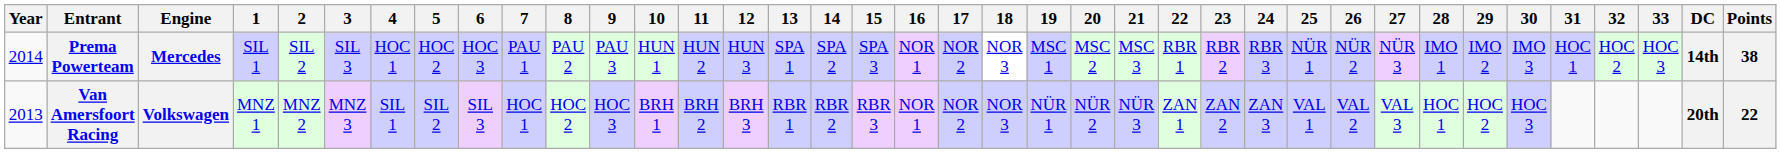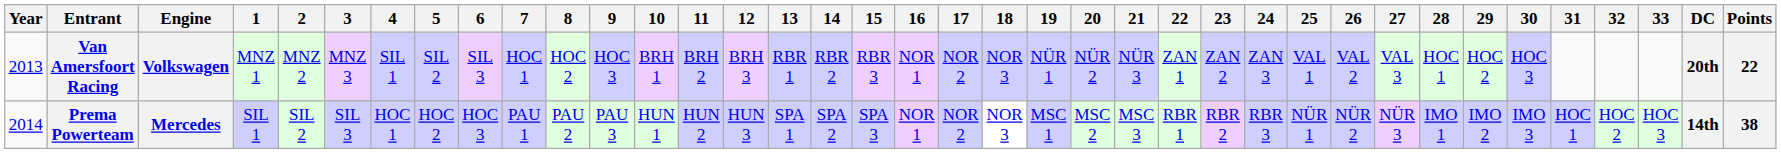rows swapped: (93, 114) <-> (93, 56)
